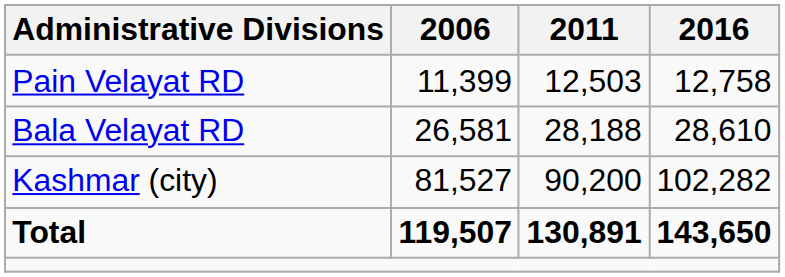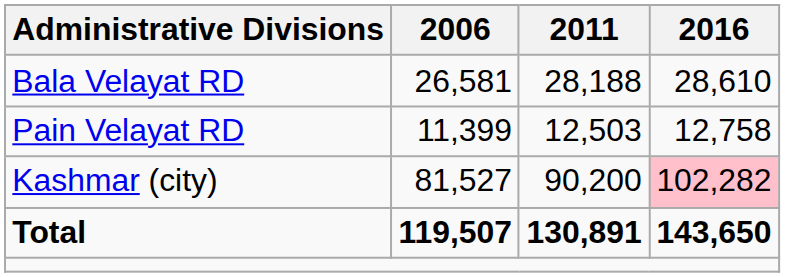rows swapped: (128, 130) <-> (128, 80)
(714, 181) no background -> (714, 181) pink background
